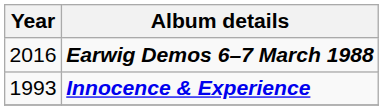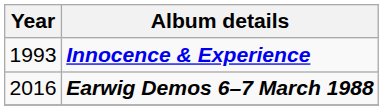rows swapped: (188, 88) <-> (220, 54)
